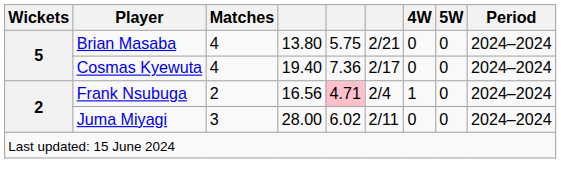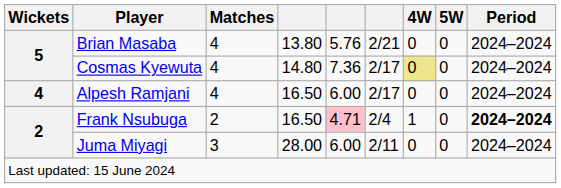(345, 43) 5.75 -> (345, 43) 5.76
(302, 69) 19.40 -> (302, 69) 14.80
(412, 69) no background -> (412, 69) khaki background
+ row: (133, 94)
(302, 94) 16.56 -> (302, 120) 16.50
(511, 94) normal -> (511, 120) bold
(345, 120) 6.02 -> (345, 145) 6.00
